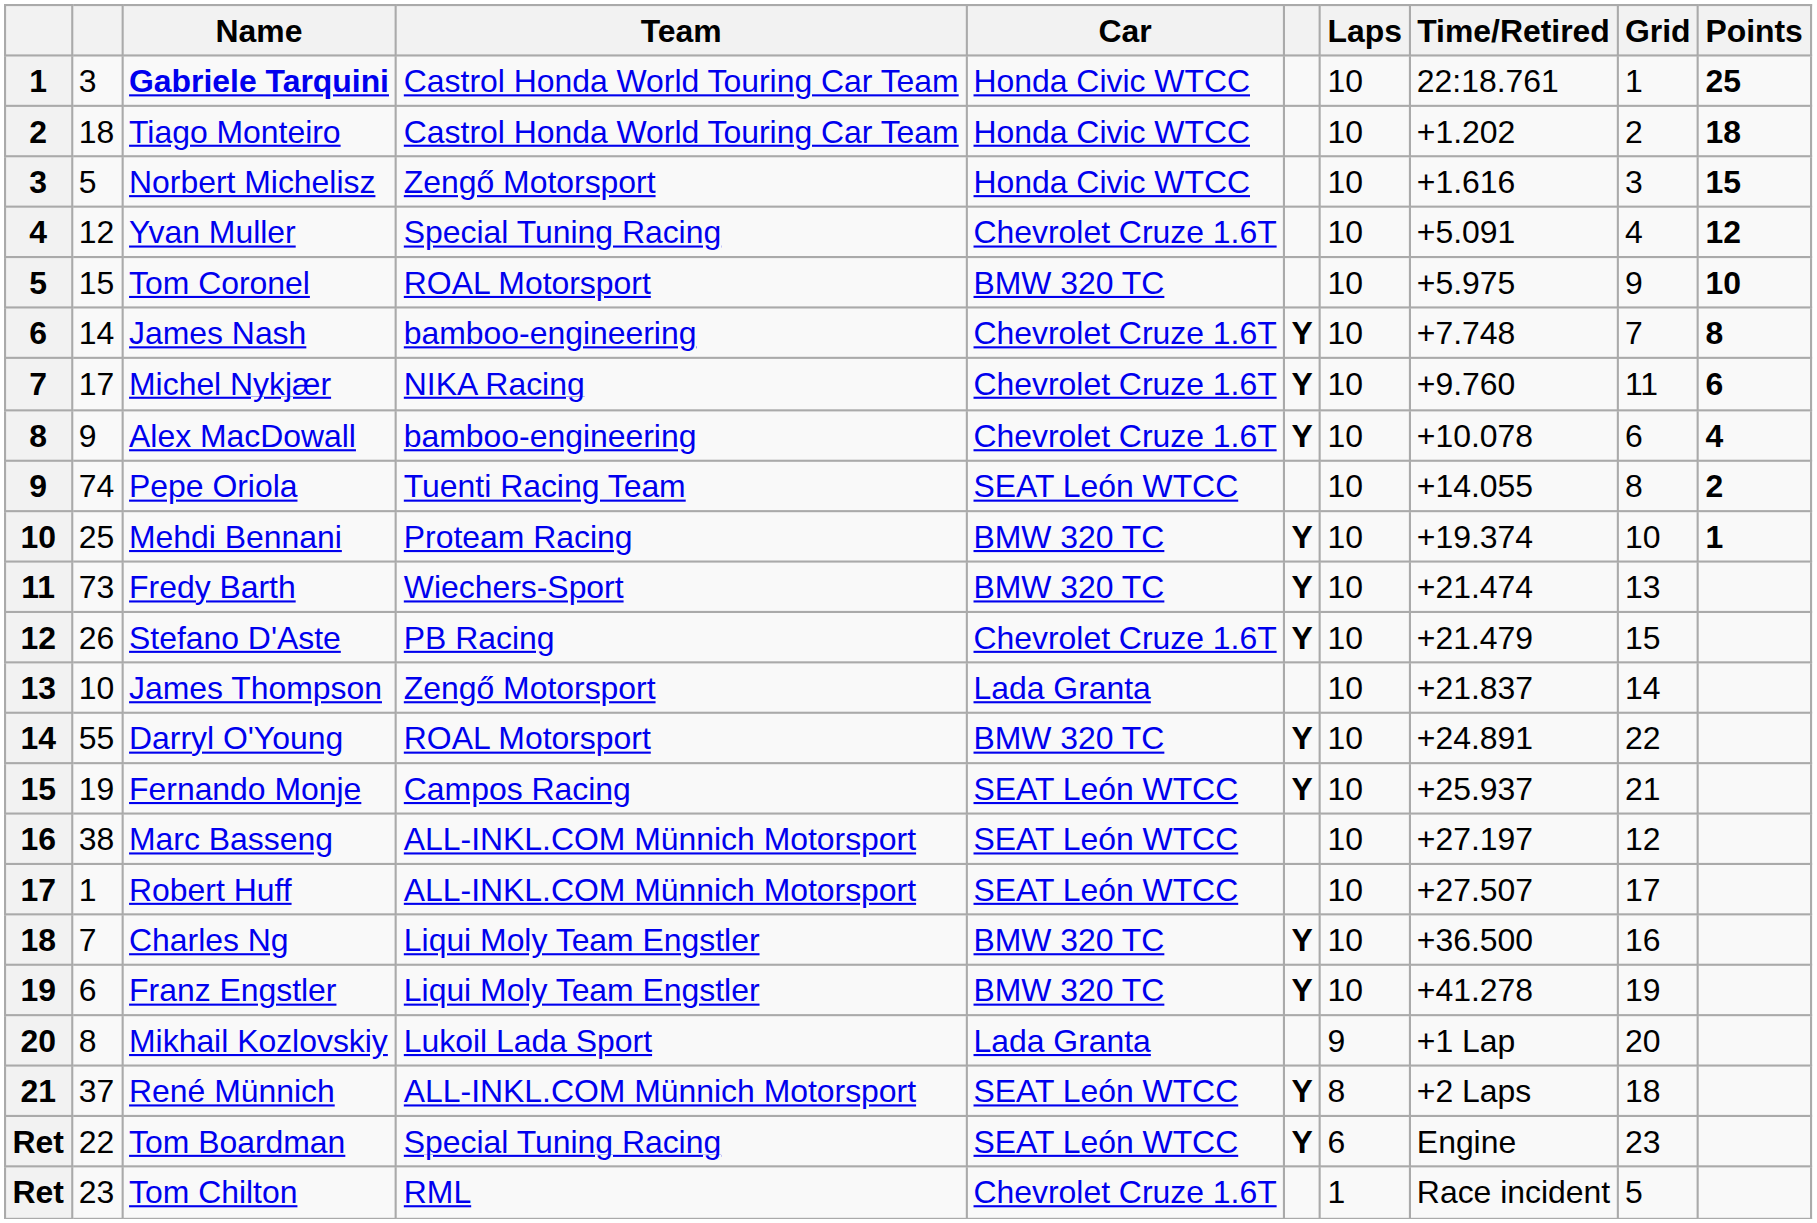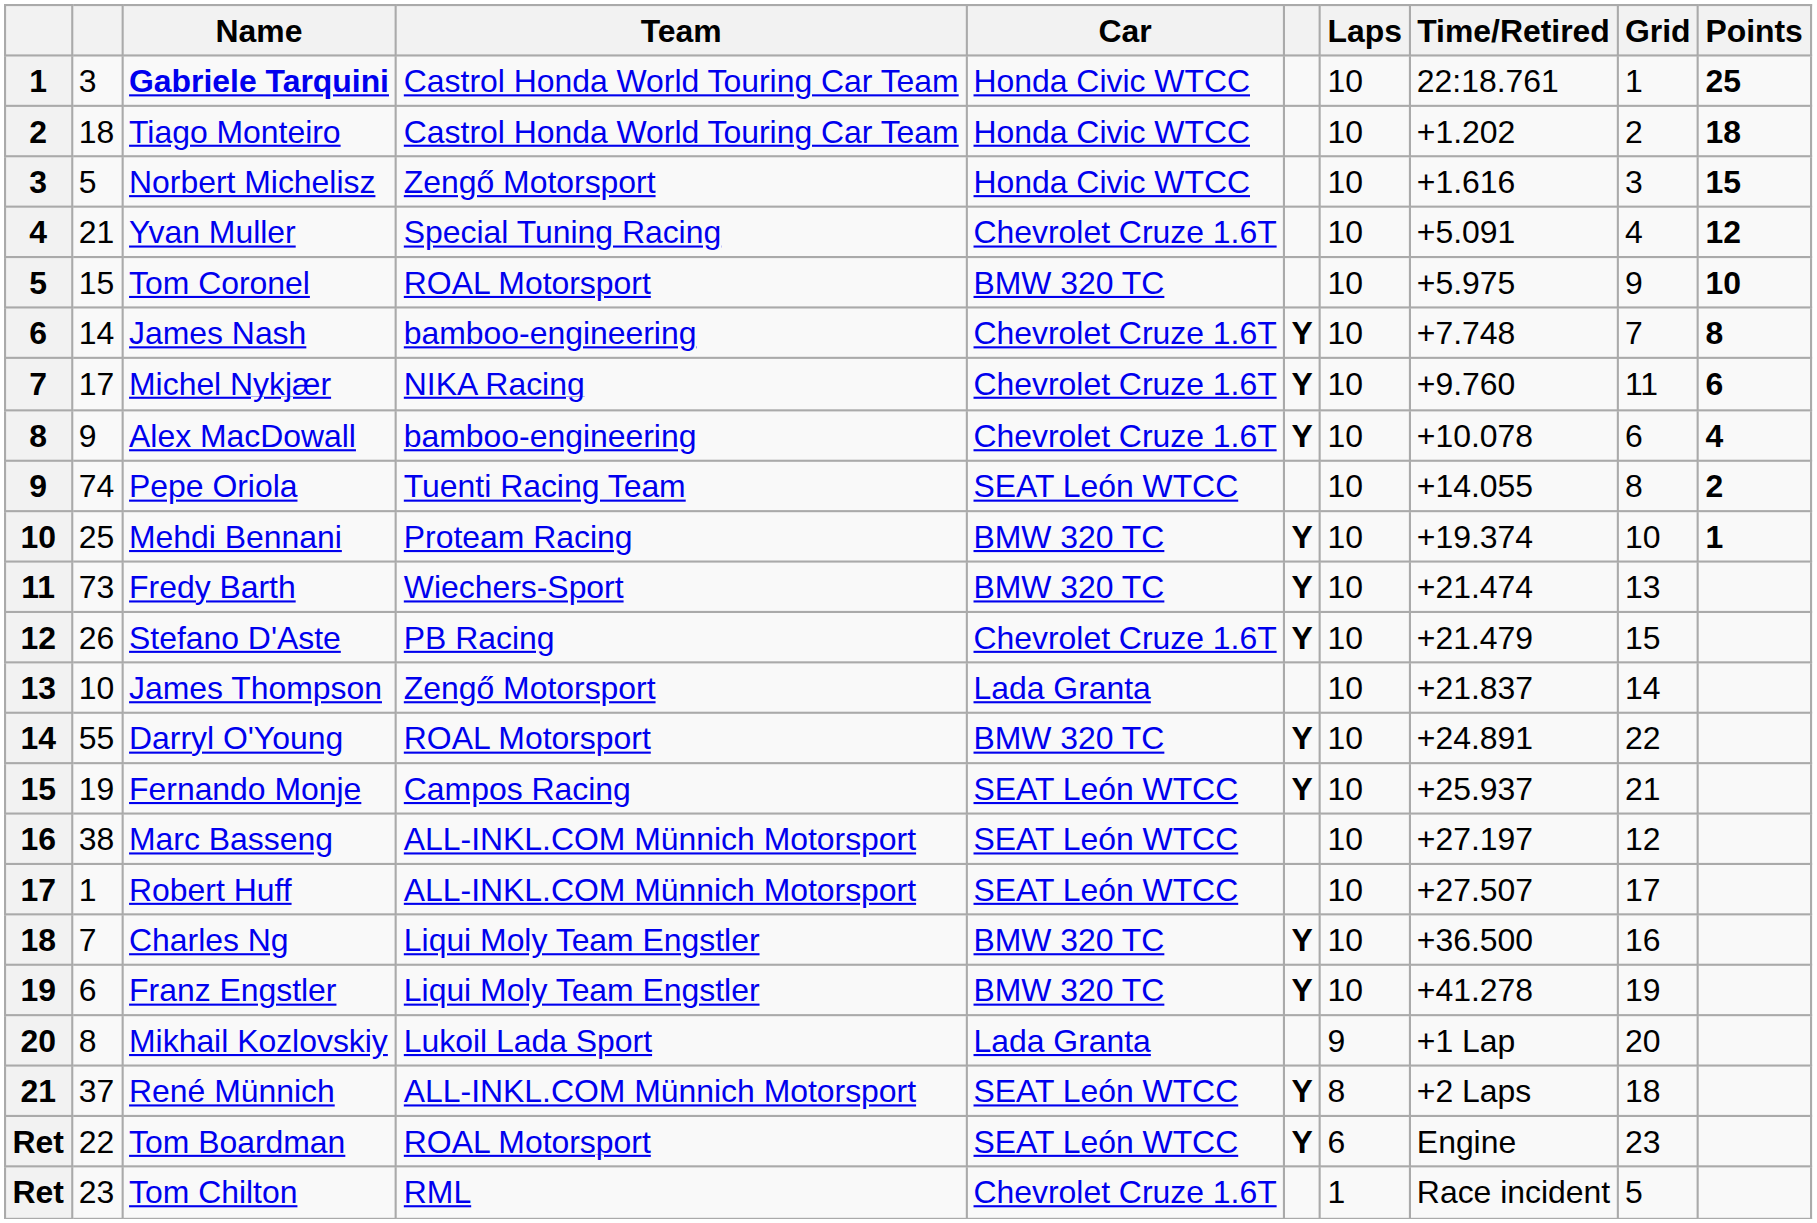(96, 233) 12 -> (96, 233) 21
(563, 1142) Special Tuning Racing -> (527, 1142) ROAL Motorsport
